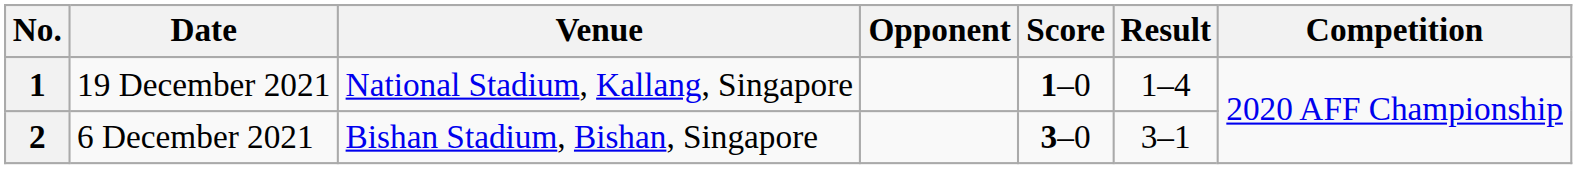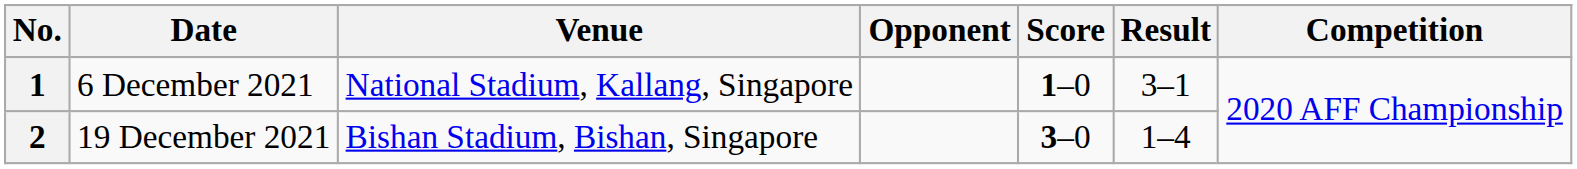(204, 83) 19 December 2021 -> (195, 83) 6 December 2021
(1166, 83) 1–4 -> (1166, 83) 3–1
(195, 136) 6 December 2021 -> (204, 136) 19 December 2021
(1166, 136) 3–1 -> (1166, 136) 1–4
